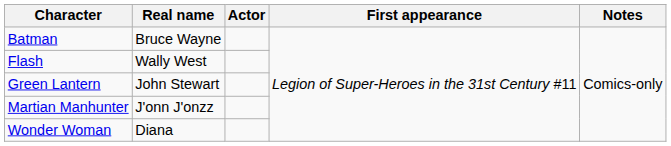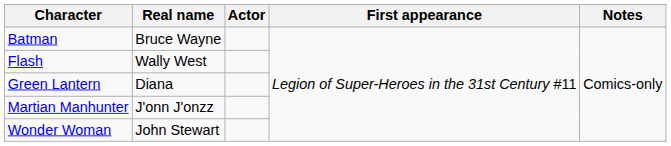(177, 84) John Stewart -> (154, 84) Diana
(154, 130) Diana -> (177, 130) John Stewart
